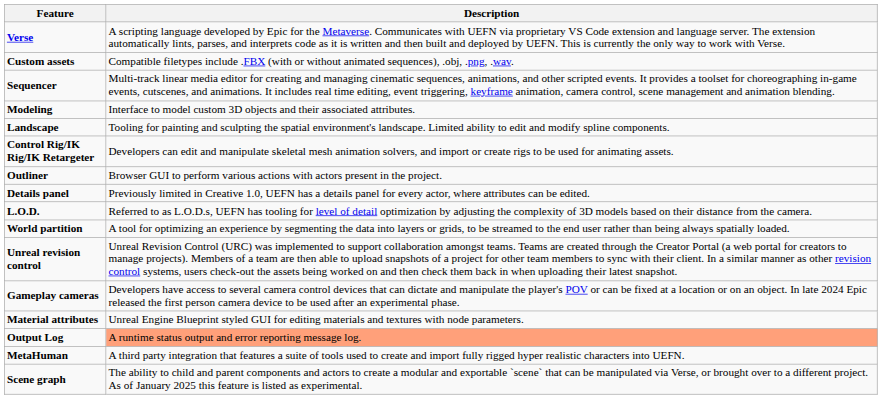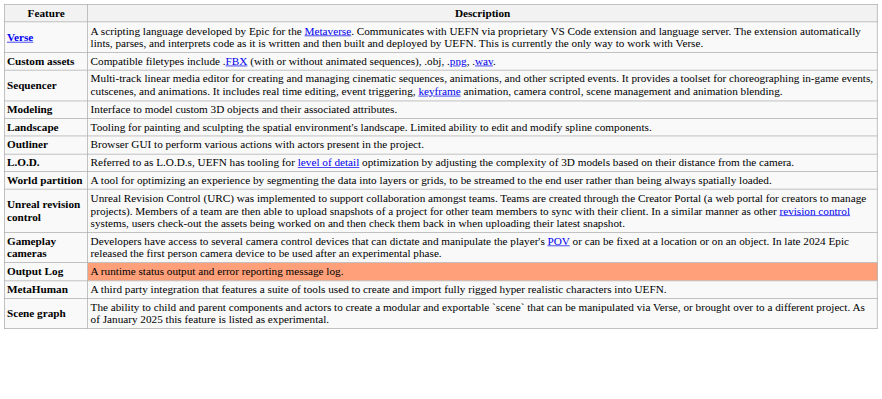- row: (51, 151)
- row: (38, 193)
- row: (52, 319)
